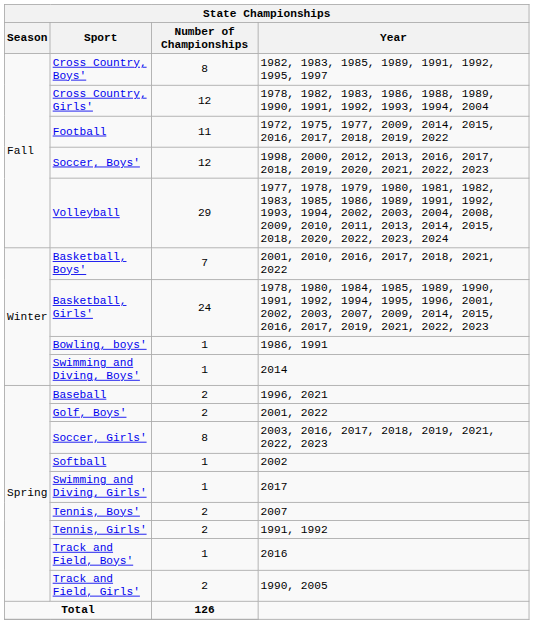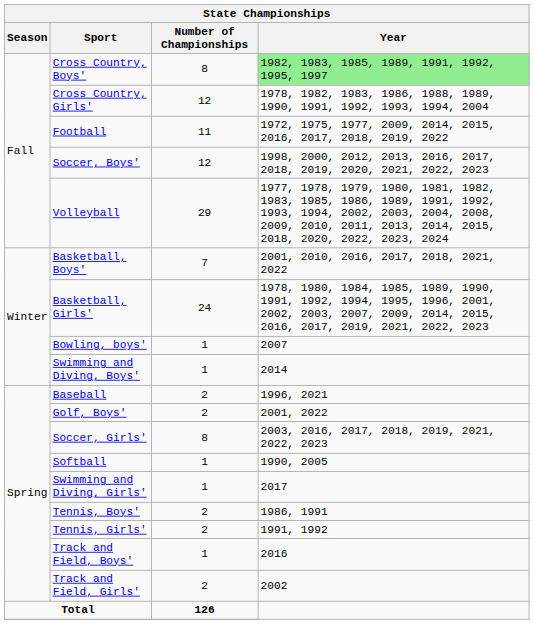(378, 69) no background -> (378, 69) lightgreen background
(294, 345) 1986, 1991 -> (274, 345) 2007
(274, 462) 2002 -> (294, 462) 1990, 2005
(274, 511) 2007 -> (294, 511) 1986, 1991
(294, 585) 1990, 2005 -> (274, 585) 2002
